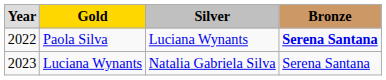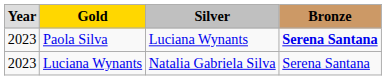(22, 40) 2022 -> (22, 40) 2023
